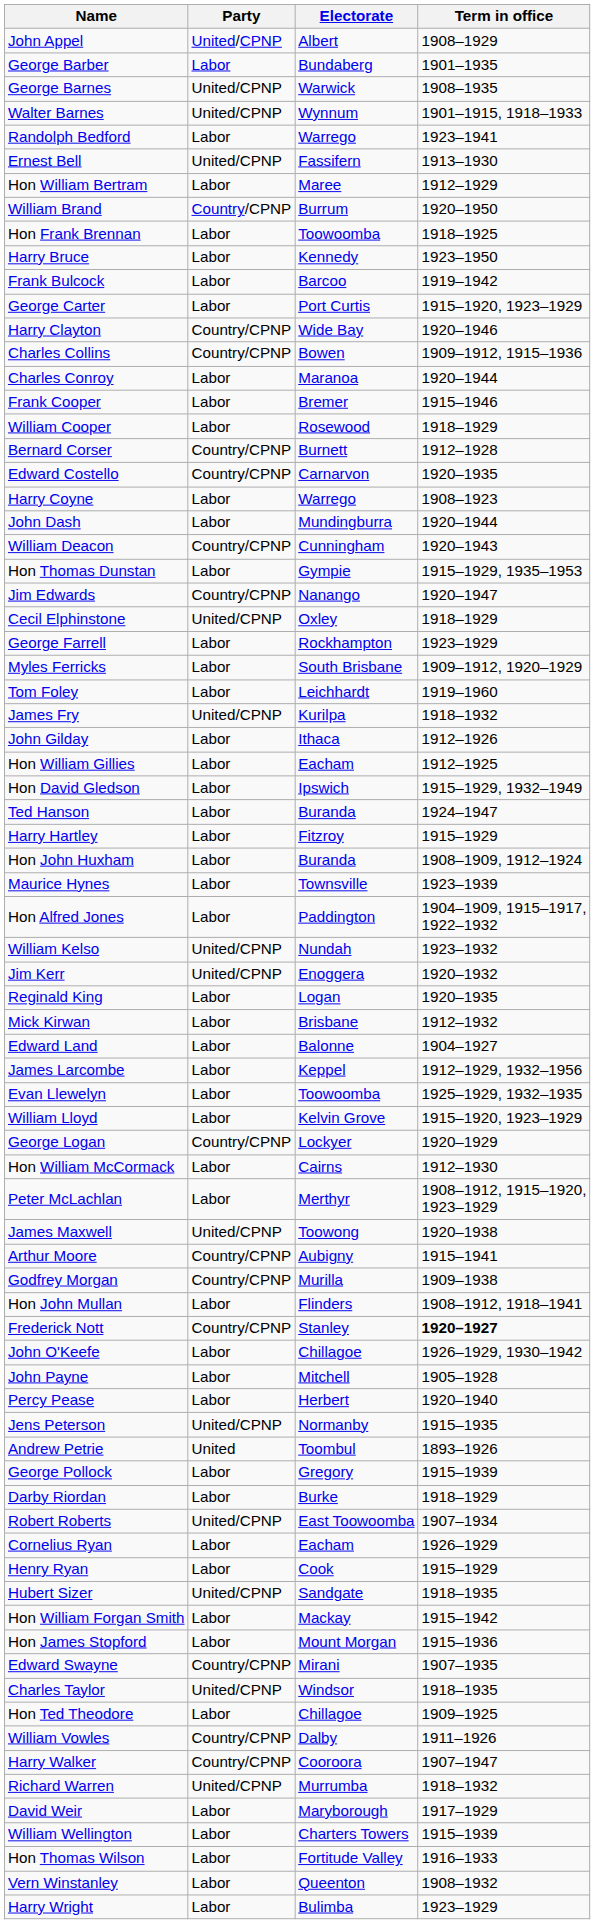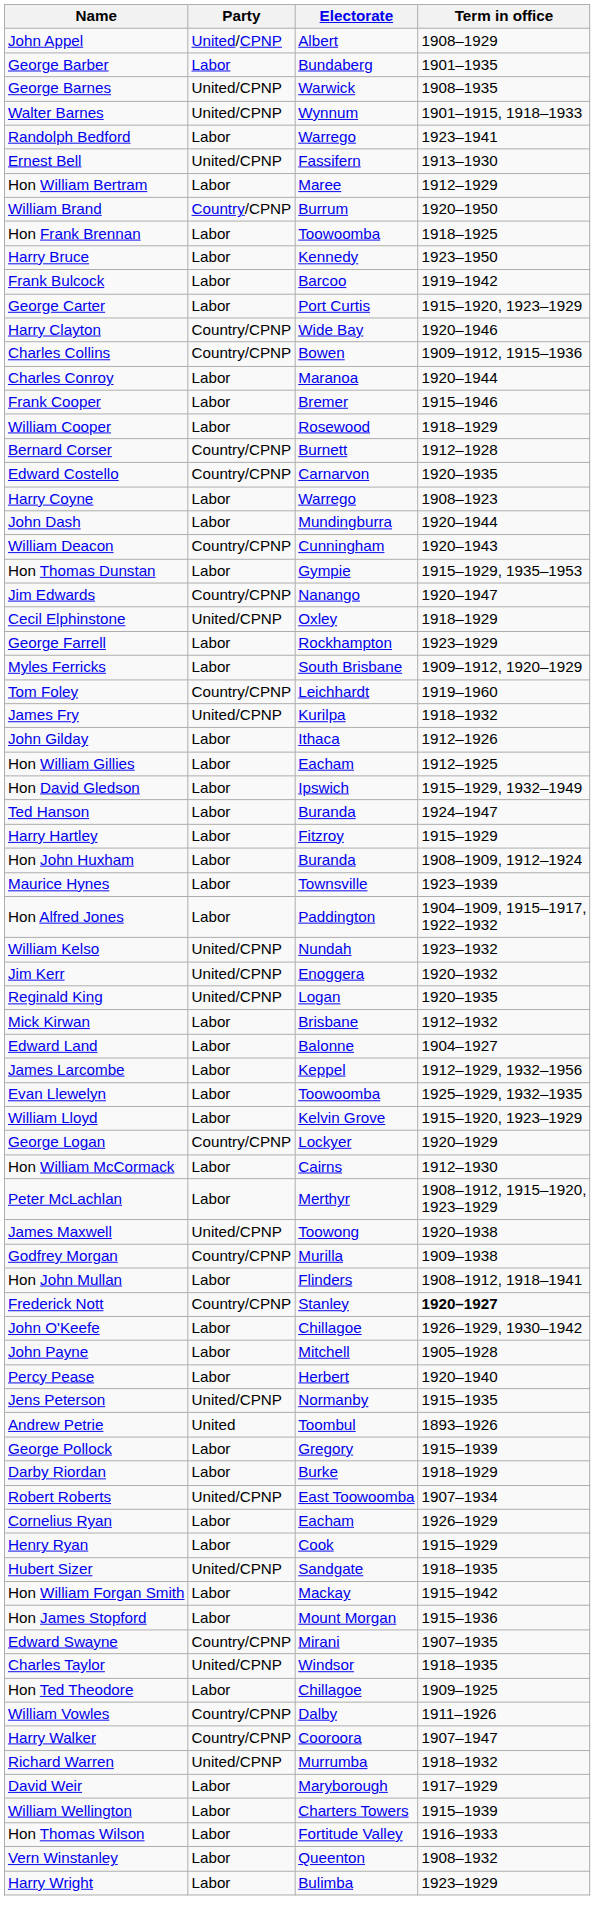(211, 691) Labor -> (241, 691) Country/CPNP
(211, 997) Labor -> (237, 997) United/CPNP
- row: (52, 1256)
